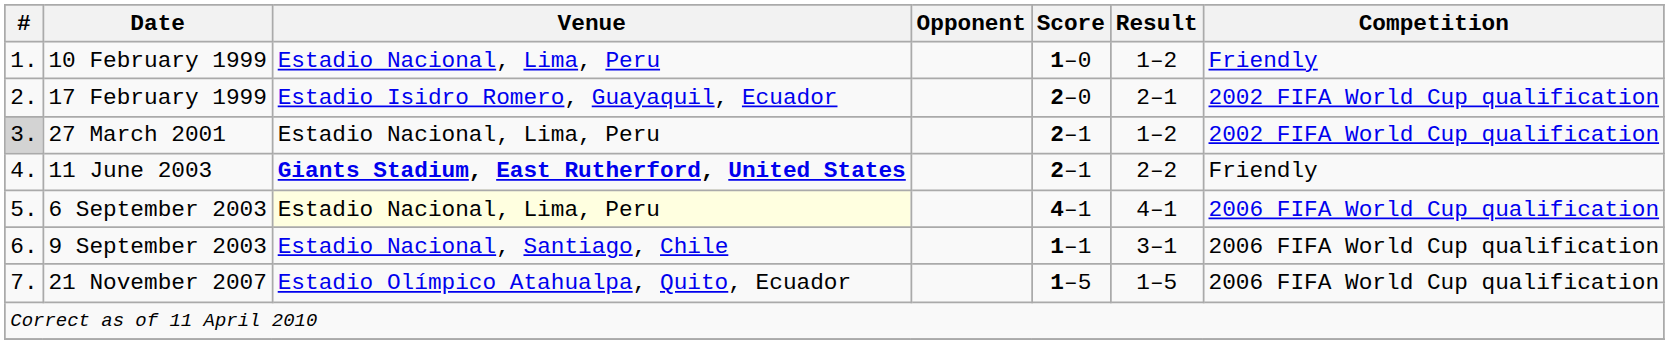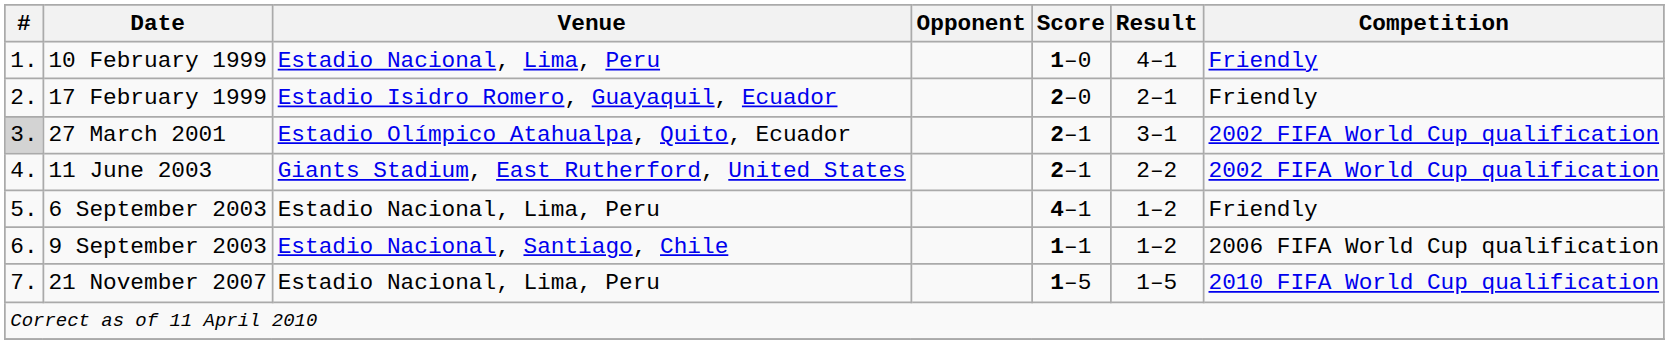(1157, 60) 1–2 -> (1157, 60) 4–1
(1434, 98) 2002 FIFA World Cup qualification -> (1263, 98) Friendly
(469, 135) Estadio Nacional, Lima, Peru -> (564, 135) Estadio Olímpico Atahualpa, Quito, Ecuador
(1157, 135) 1–2 -> (1157, 135) 3–1
(592, 172) bold -> (592, 172) normal
(1263, 172) Friendly -> (1434, 172) 2002 FIFA World Cup qualification
(469, 209) lightyellow background -> (469, 209) no background
(1157, 209) 4–1 -> (1157, 209) 1–2
(1434, 209) 2006 FIFA World Cup qualification -> (1263, 209) Friendly
(1157, 246) 3–1 -> (1157, 246) 1–2
(564, 283) Estadio Olímpico Atahualpa, Quito, Ecuador -> (469, 283) Estadio Nacional, Lima, Peru
(1434, 283) 2006 FIFA World Cup qualification -> (1434, 283) 2010 FIFA World Cup qualification
